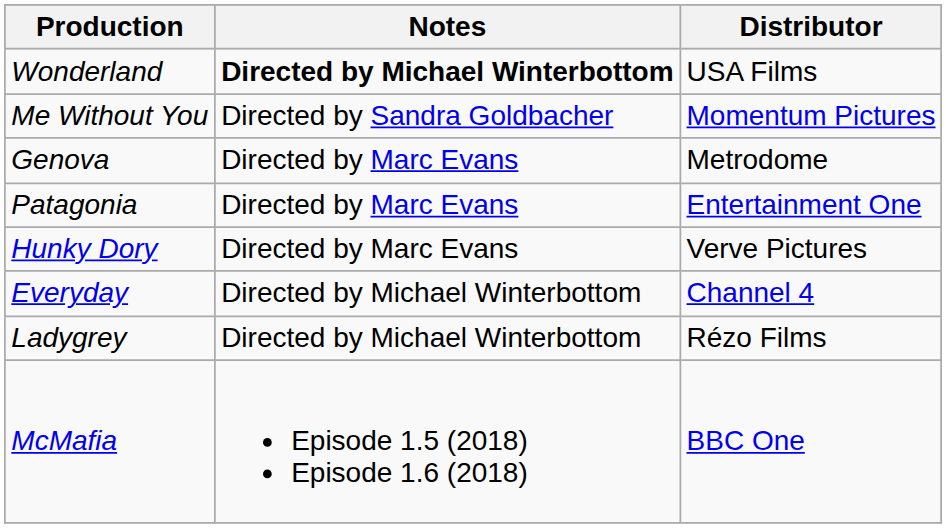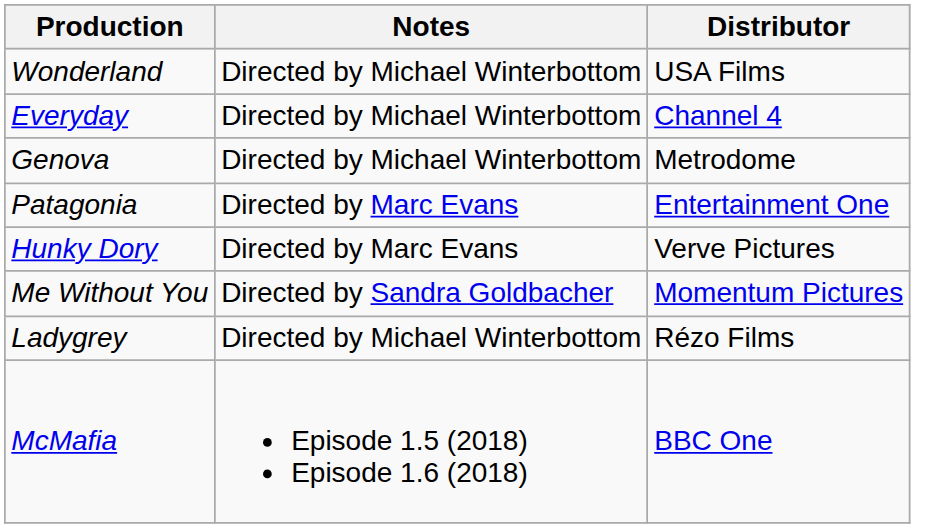(447, 71) bold -> (431, 71) normal
rows swapped: (110, 115) <-> (70, 293)
(370, 159) Directed by Marc Evans -> (431, 159) Directed by Michael Winterbottom
